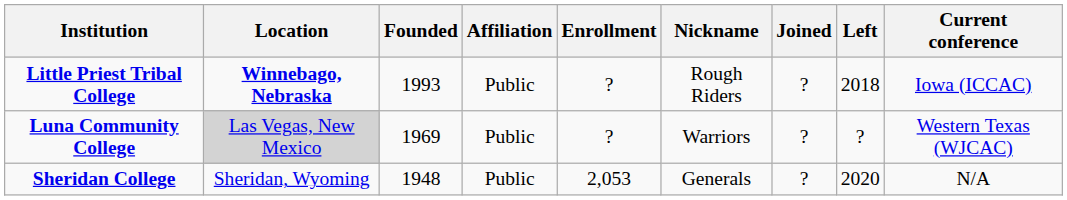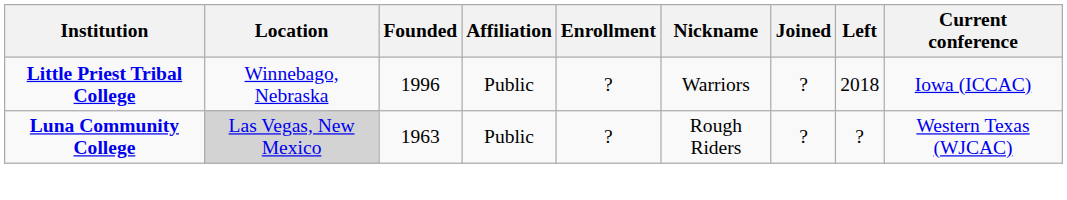(292, 83) bold -> (292, 83) normal
(421, 83) 1993 -> (420, 83) 1996
(716, 83) Rough Riders -> (716, 83) Warriors
(421, 136) 1969 -> (420, 136) 1963
(716, 136) Warriors -> (716, 136) Rough Riders
- row: (104, 178)
